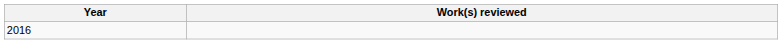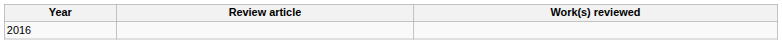+ column: (265, 13)
